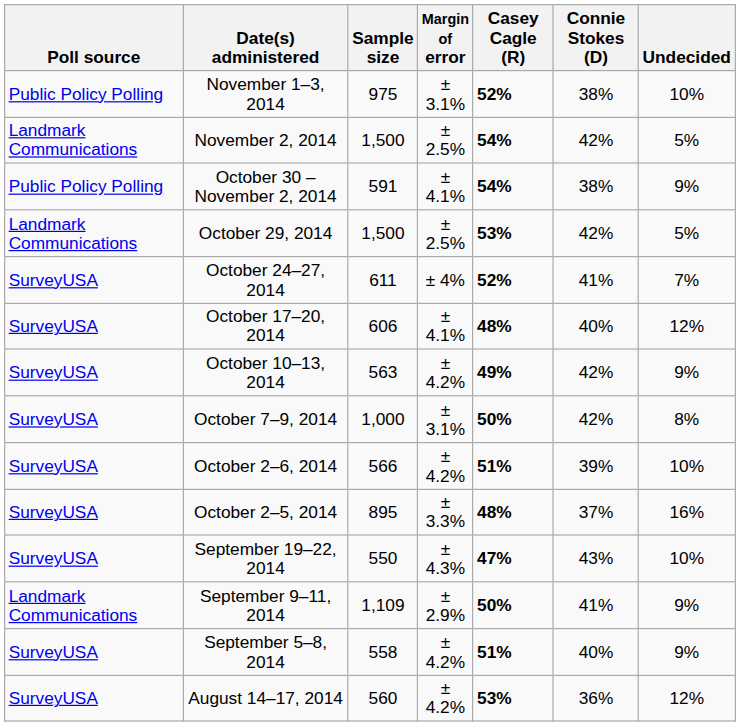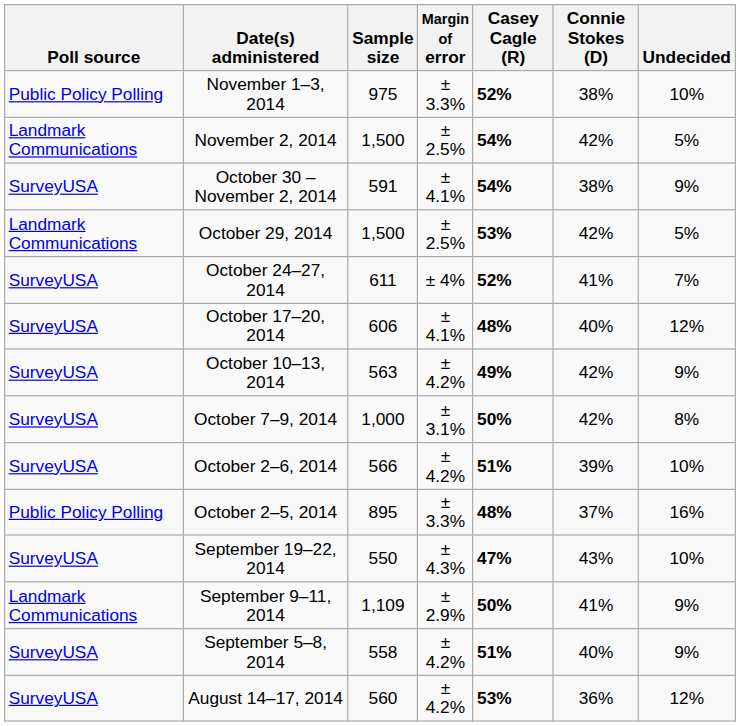(445, 94) ± 3.1% -> (445, 94) ± 3.3%
(86, 187) Public Policy Polling -> (53, 187) SurveyUSA
(53, 512) SurveyUSA -> (86, 512) Public Policy Polling
